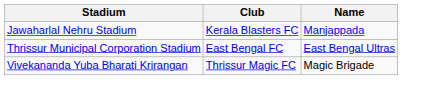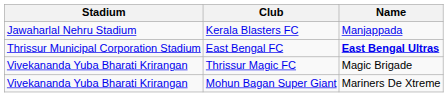(349, 48) normal -> (390, 48) bold
+ row: (271, 83)
